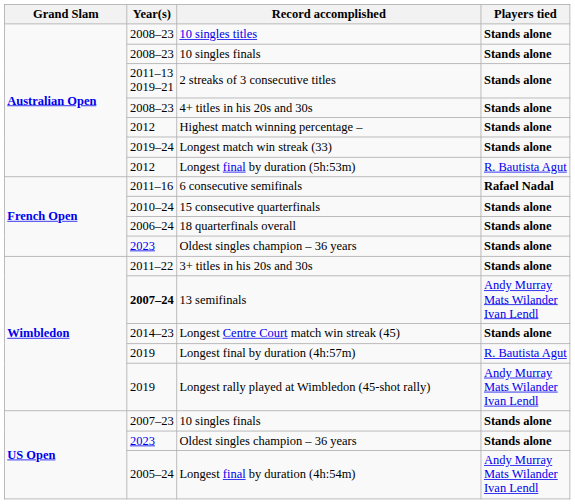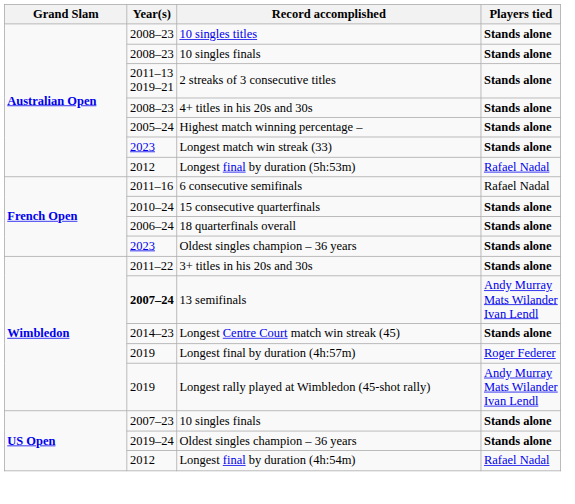(142, 127) 2012 -> (152, 127) 2005–24
(152, 147) 2019–24 -> (142, 147) 2023
(525, 166) R. Bautista Agut -> (517, 166) Rafael Nadal
(519, 186) bold -> (517, 186) normal
(525, 353) R. Bautista Agut -> (520, 353) Roger Federer
(142, 440) 2023 -> (152, 440) 2019–24
(152, 474) 2005–24 -> (142, 460) 2012
(521, 474) Andy Murray Mats Wilander Ivan Lendl -> (517, 460) Rafael Nadal
